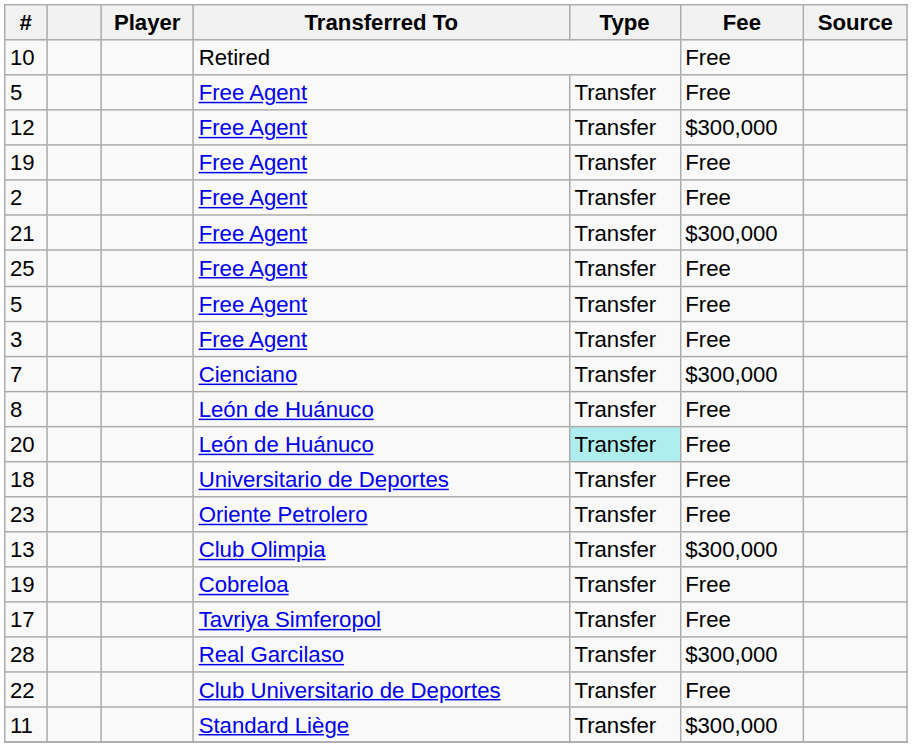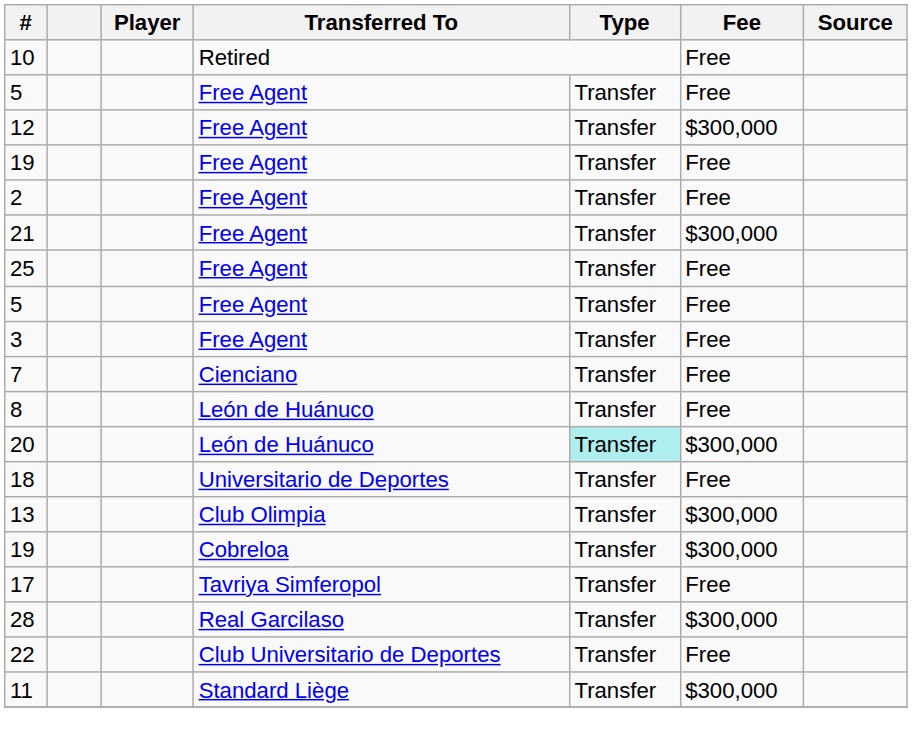(731, 374) $300,000 -> (708, 374) Free
(708, 444) Free -> (731, 444) $300,000
- row: (22, 514)
(708, 585) Free -> (731, 549) $300,000
